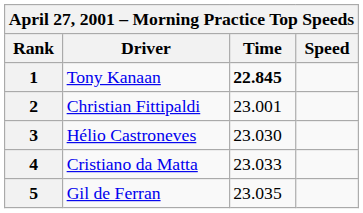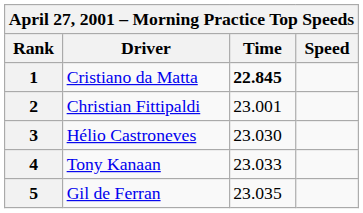(114, 77) Tony Kanaan -> (132, 77) Cristiano da Matta
(132, 164) Cristiano da Matta -> (114, 164) Tony Kanaan
